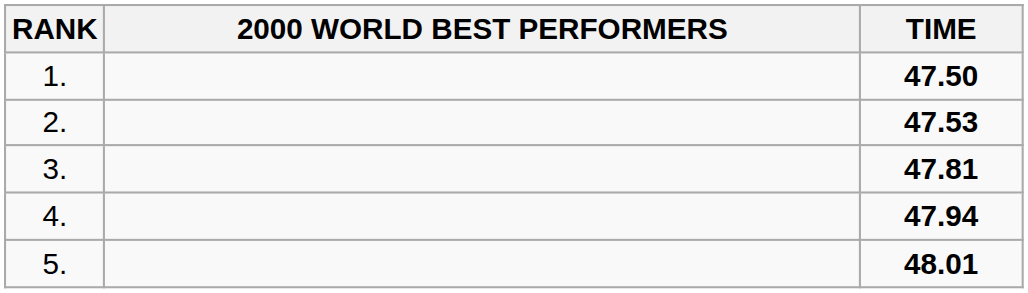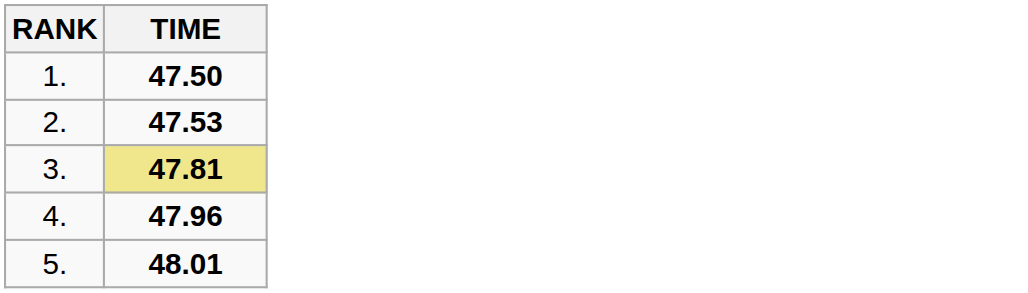- column: (482, 29)
(941, 169) no background -> (186, 169) khaki background
(941, 216) 47.94 -> (186, 216) 47.96
